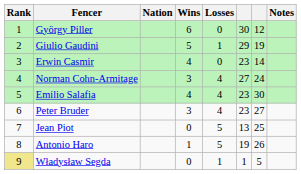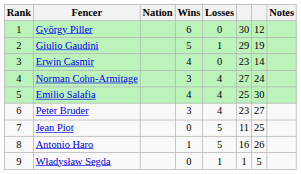(244, 95) 23 -> (244, 95) 25
(244, 128) 13 -> (244, 128) 11
(244, 144) 19 -> (244, 144) 16
(19, 161) khaki background -> (19, 161) no background
